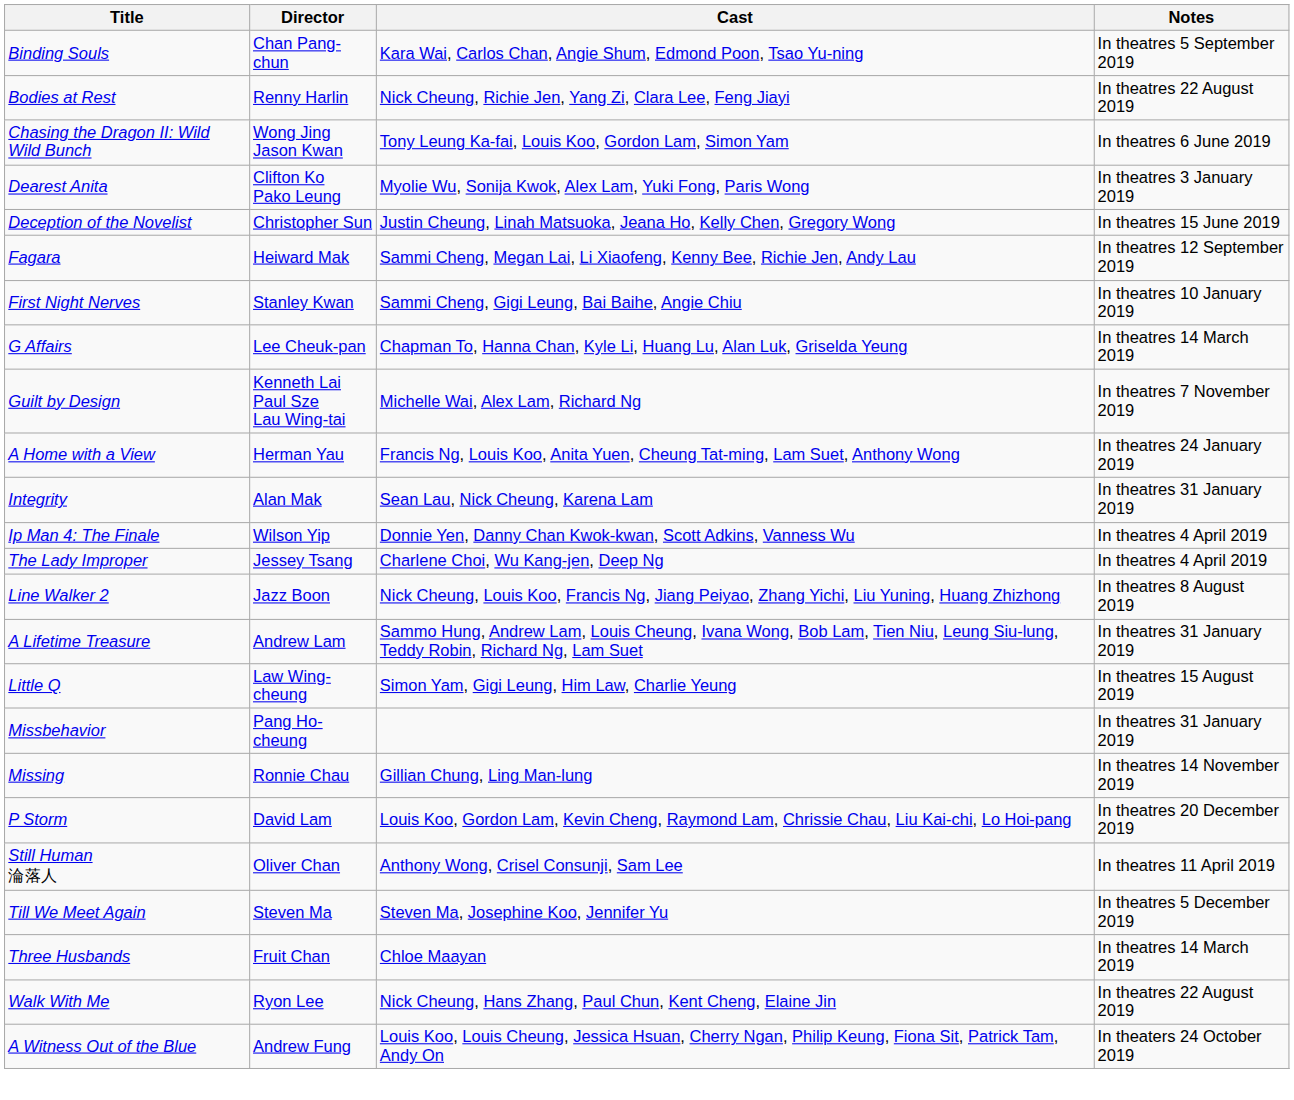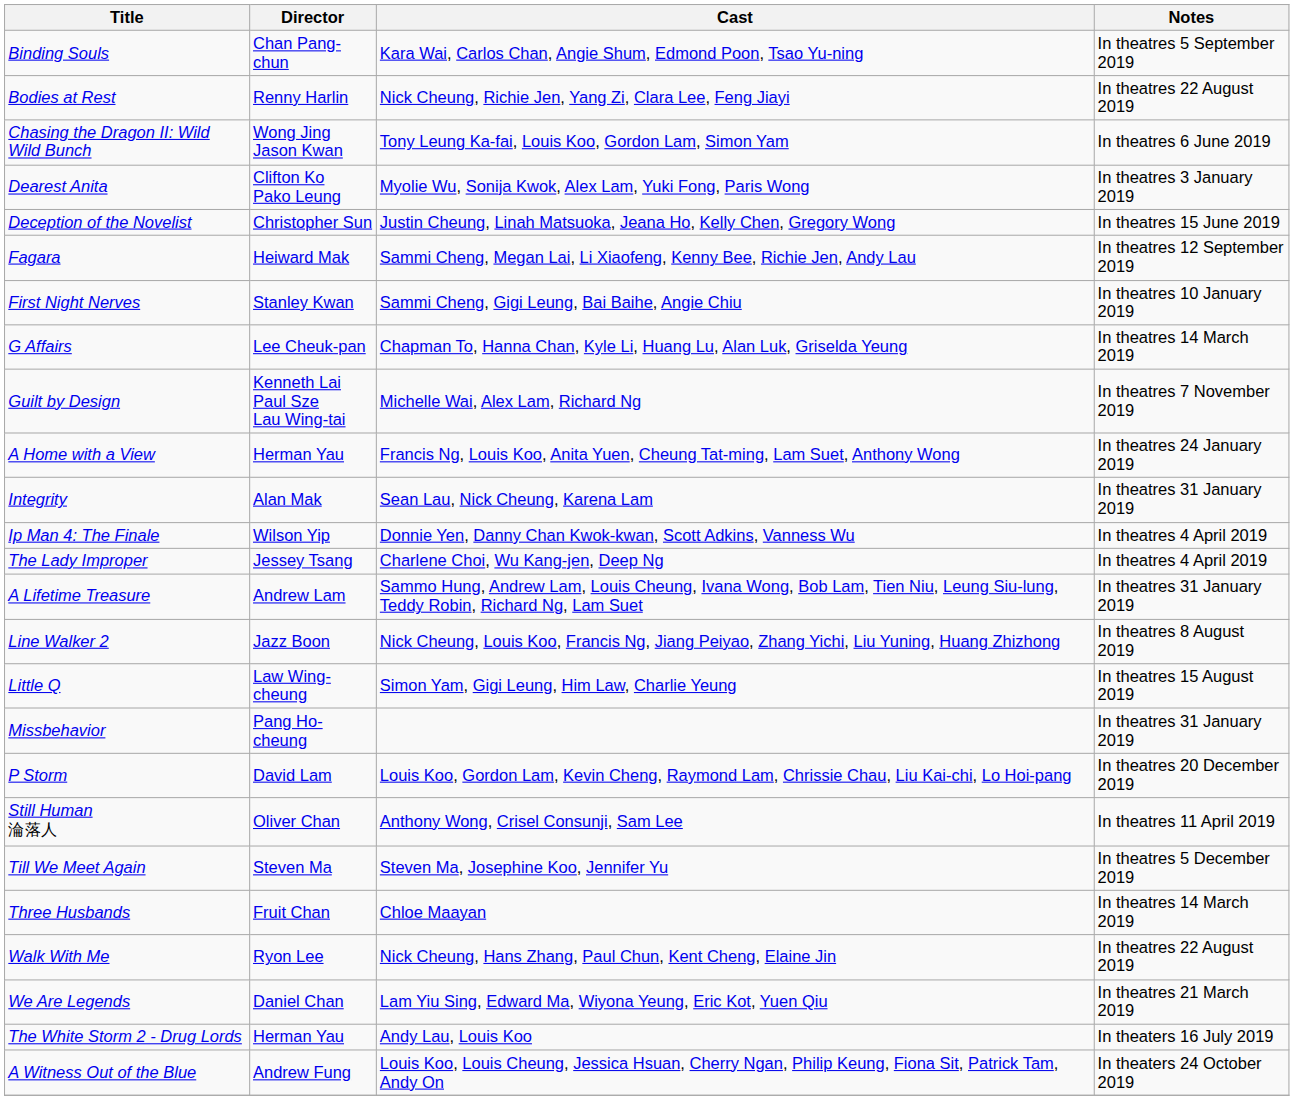rows swapped: (79, 641) <-> (59, 596)
- row: (36, 775)
+ row: (69, 1001)
+ row: (125, 1037)
